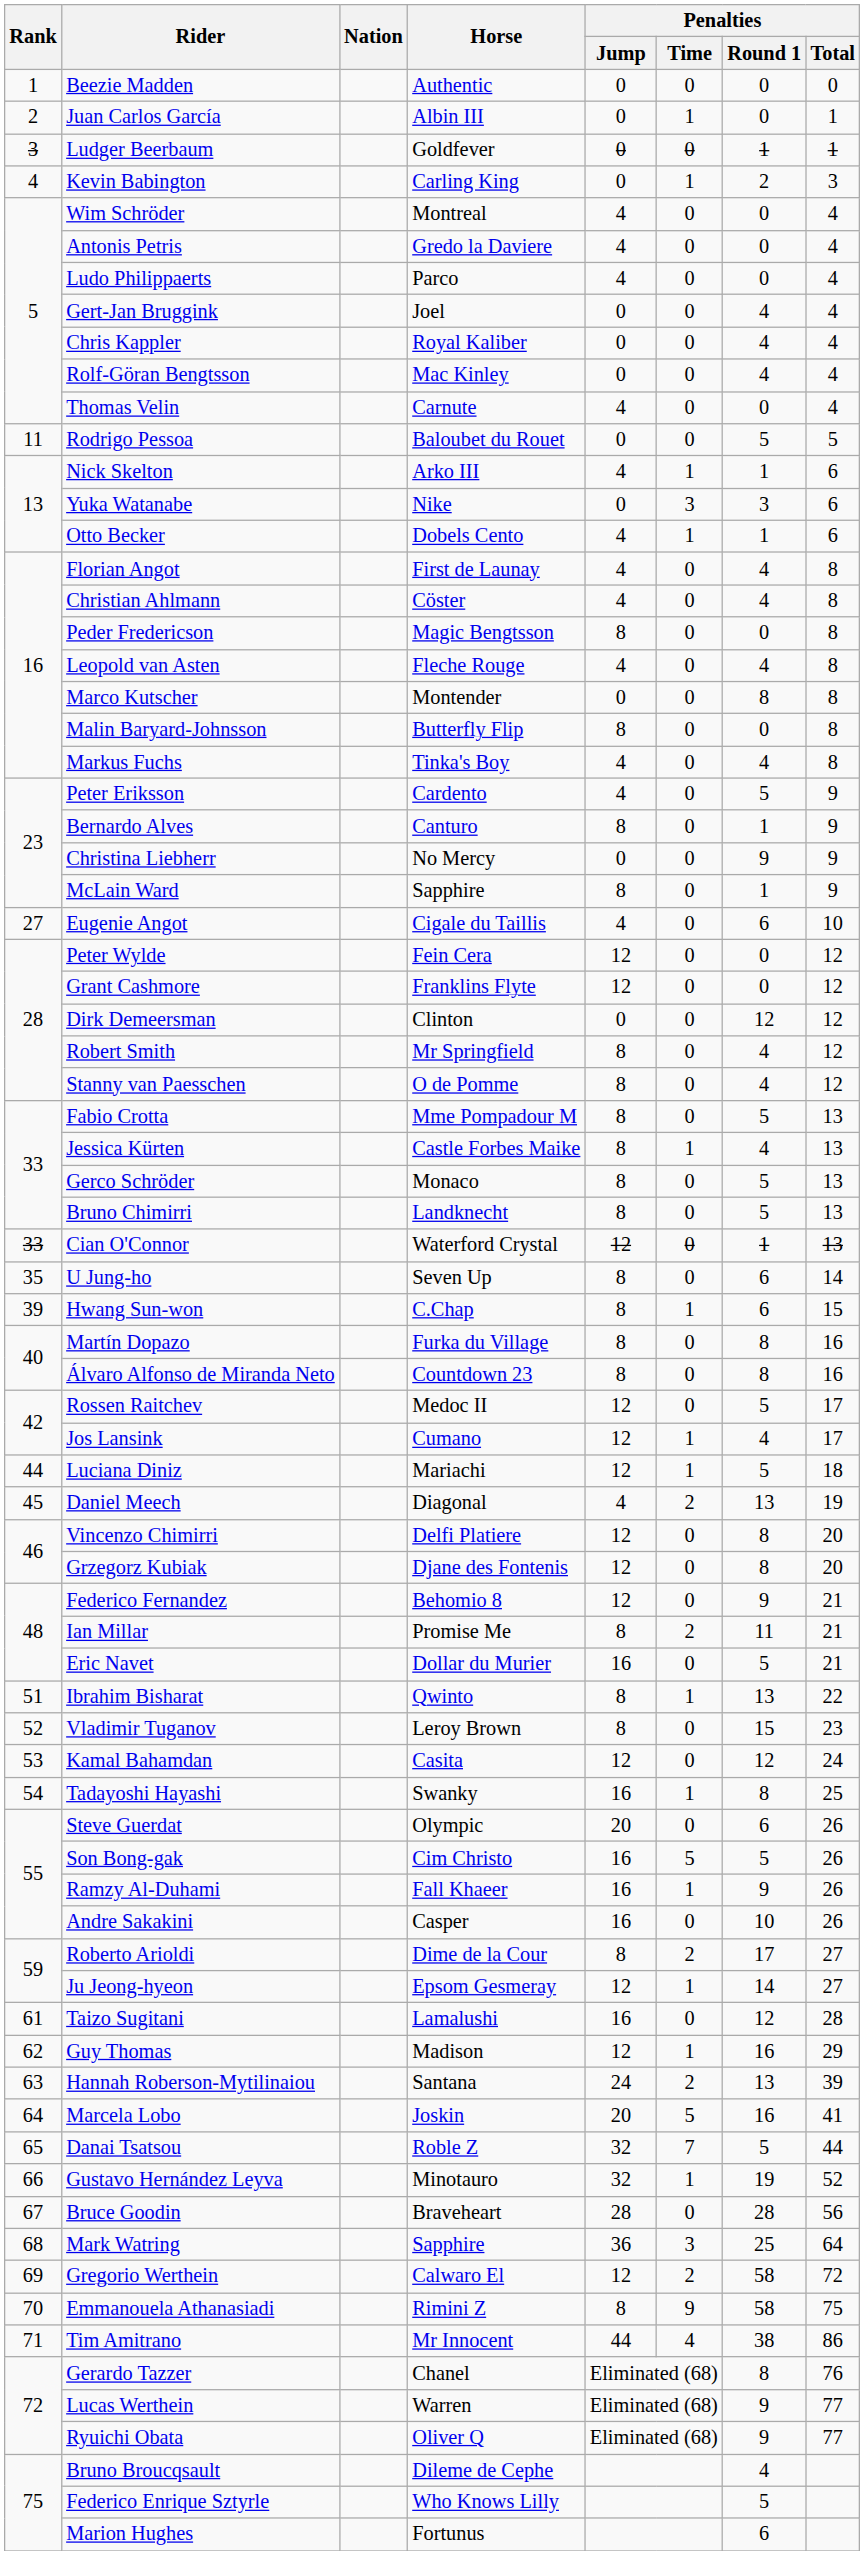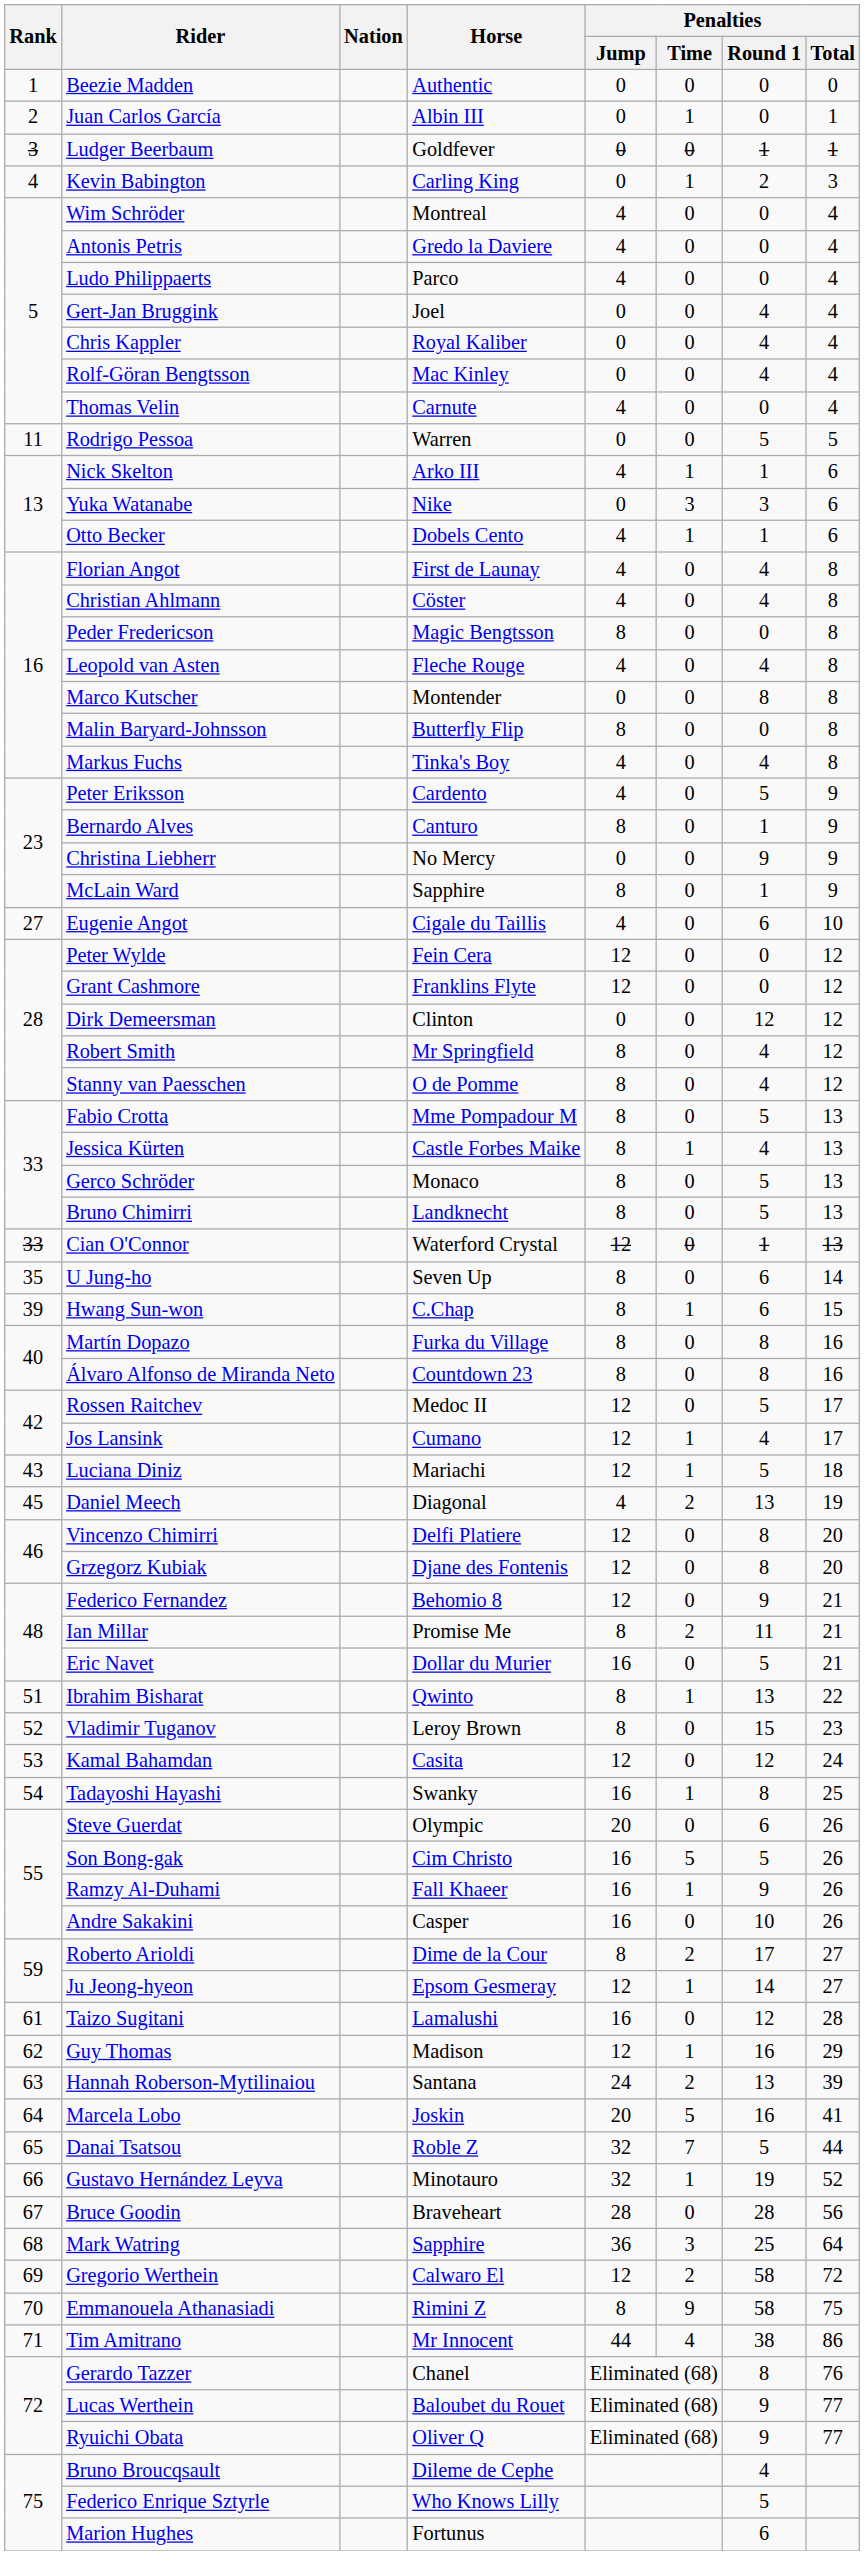(488, 439) Baloubet du Rouet -> (442, 439) Warren
(33, 1470) 44 -> (33, 1470) 43
(442, 2405) Warren -> (488, 2405) Baloubet du Rouet
